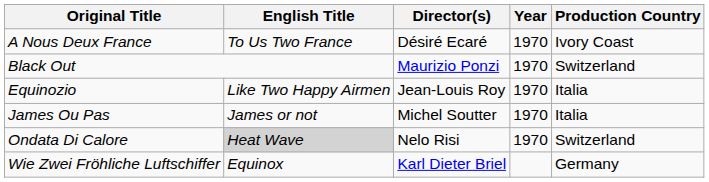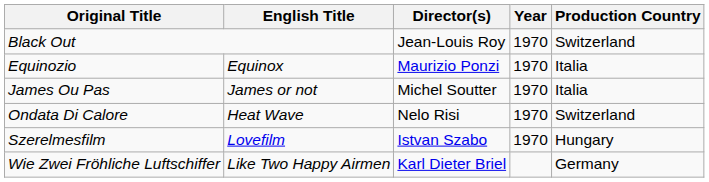- row: (80, 41)
(448, 66) Maurizio Ponzi -> (451, 41) Jean-Louis Roy
(309, 90) Like Two Happy Airmen -> (255, 66) Equinox
(451, 90) Jean-Louis Roy -> (448, 66) Maurizio Ponzi
(265, 139) lightgrey background -> (265, 115) no background
+ row: (57, 139)
(255, 164) Equinox -> (309, 164) Like Two Happy Airmen
